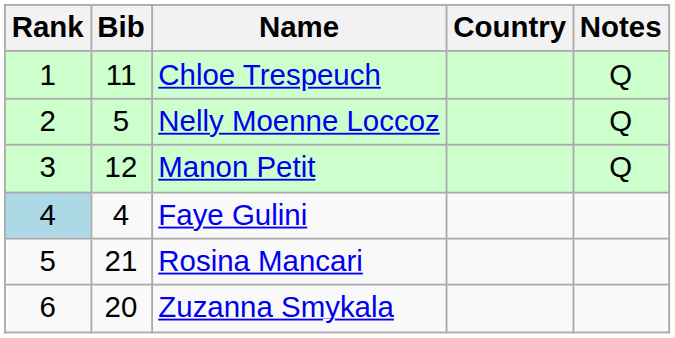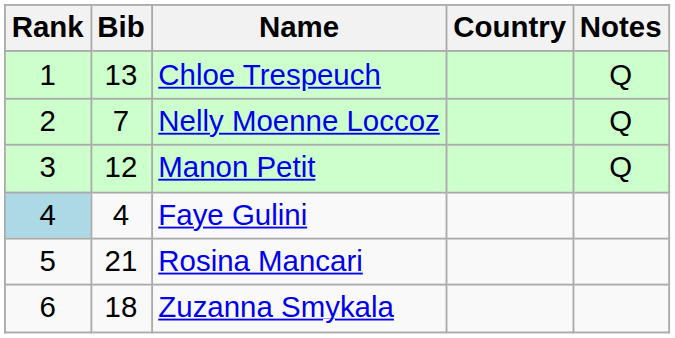(121, 74) 11 -> (121, 74) 13
(121, 121) 5 -> (121, 121) 7
(121, 307) 20 -> (121, 307) 18
